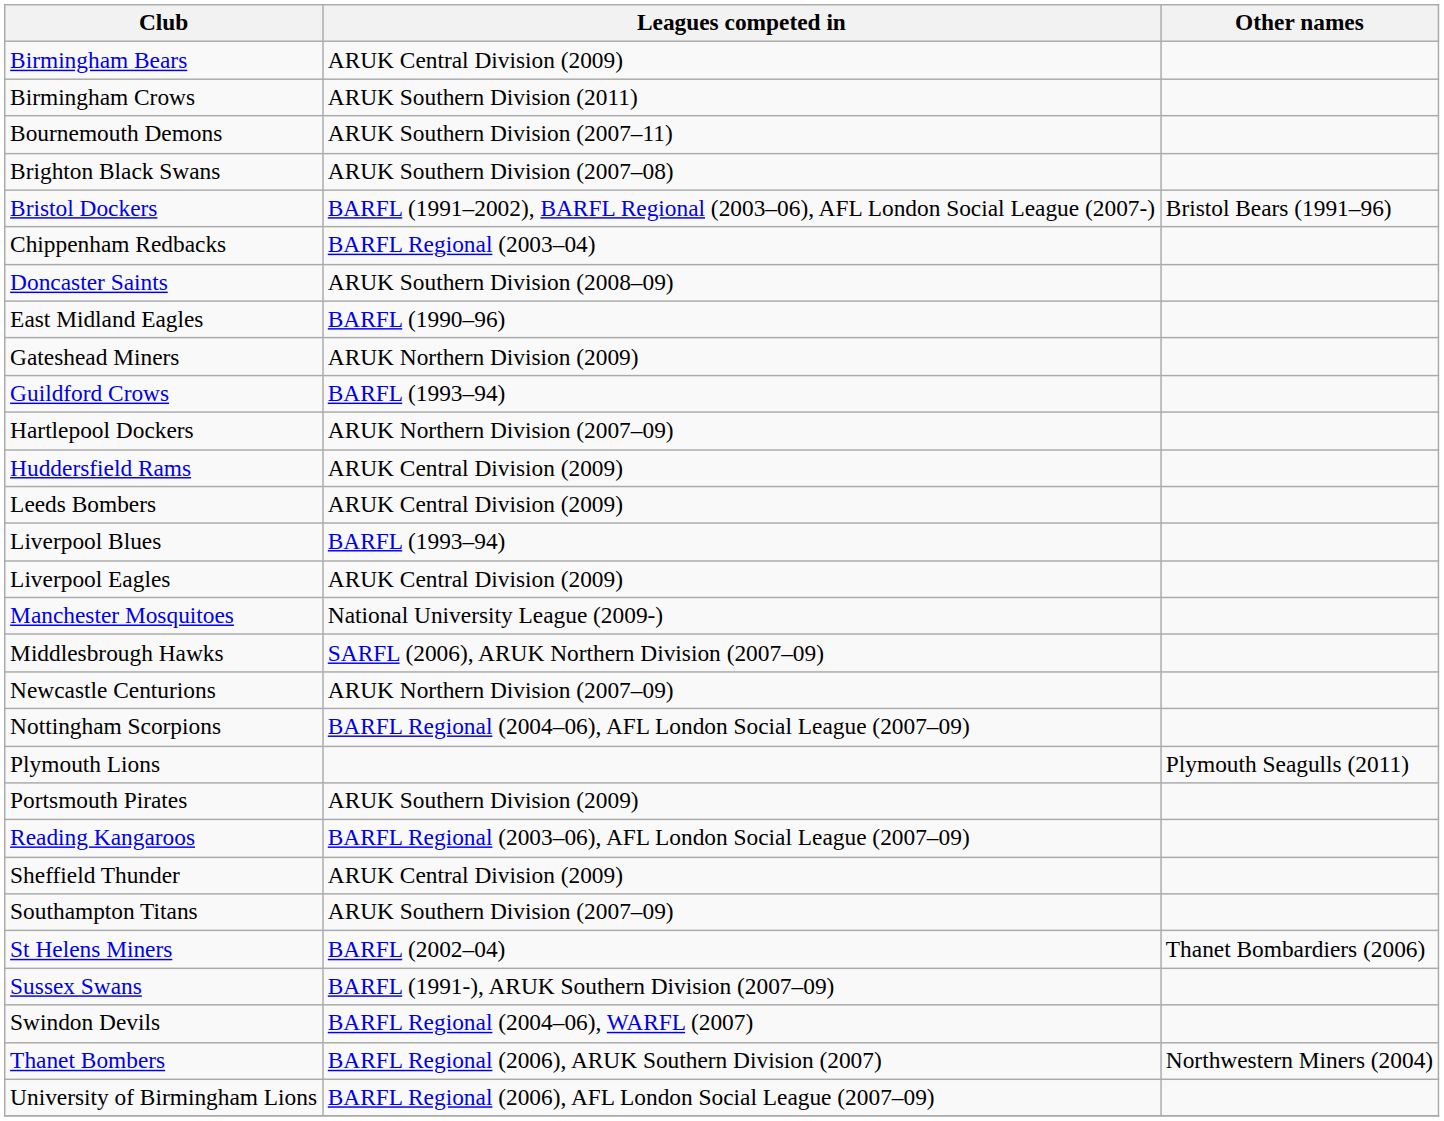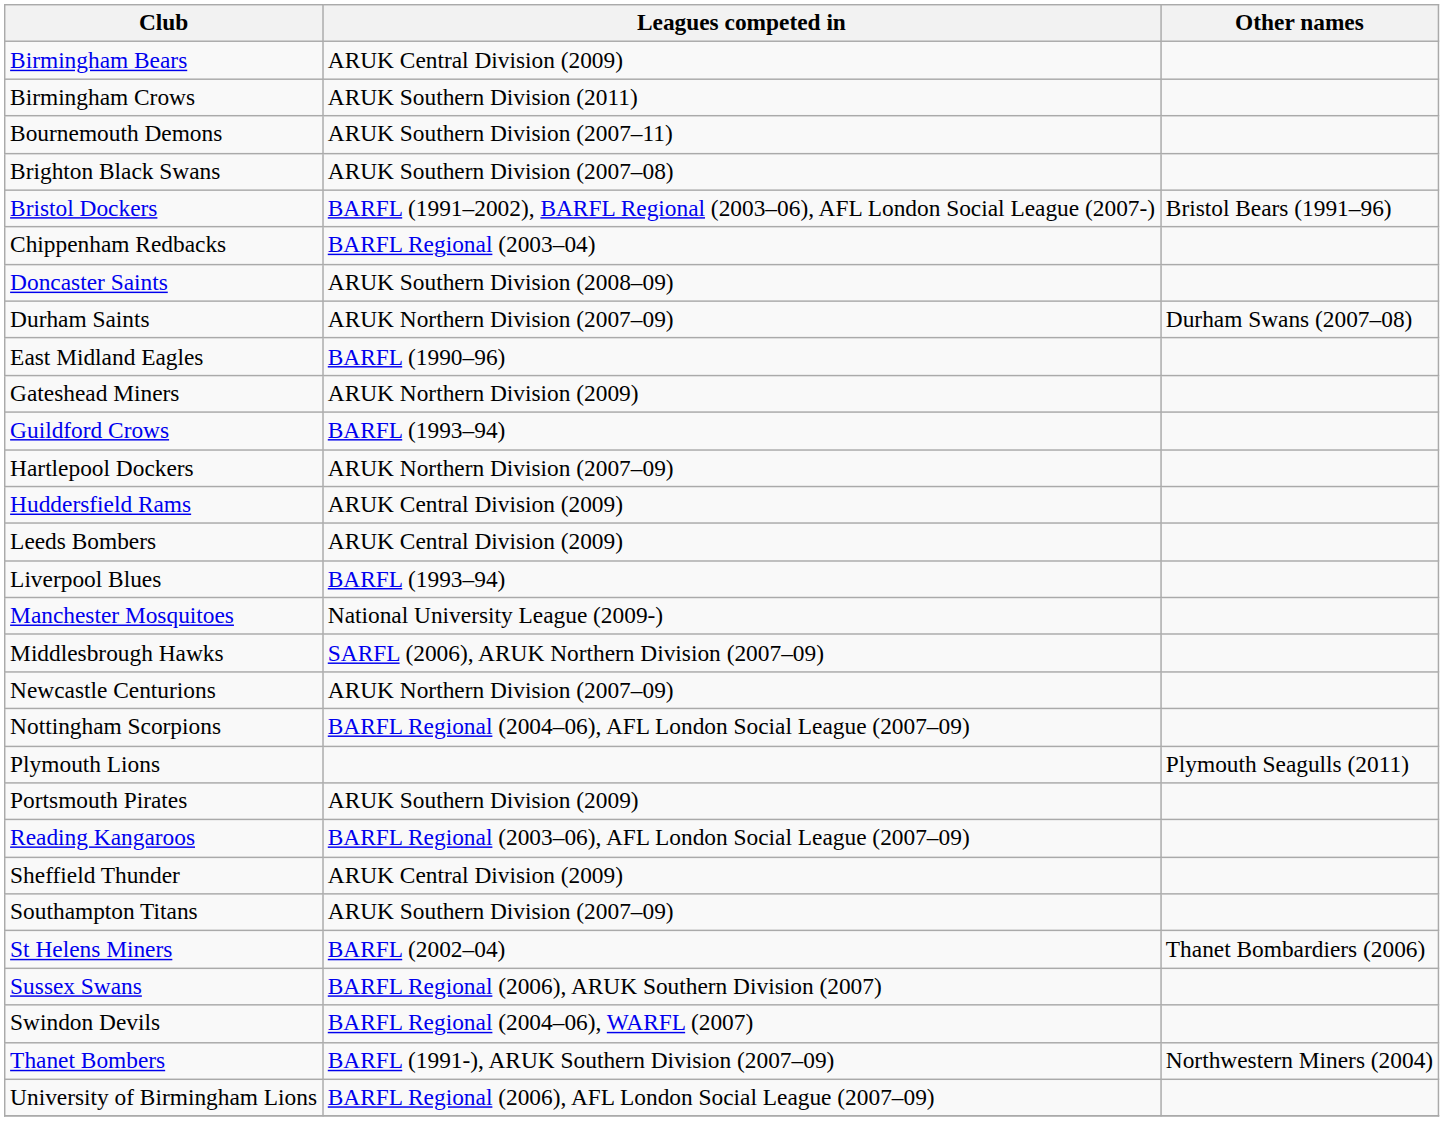+ row: (80, 319)
- row: (90, 578)
(581, 986) BARFL (1991-), ARUK Southern Division (2007–09) -> (605, 986) BARFL Regional (2006), ARUK Southern Division (2007)
(605, 1060) BARFL Regional (2006), ARUK Southern Division (2007) -> (581, 1060) BARFL (1991-), ARUK Southern Division (2007–09)
